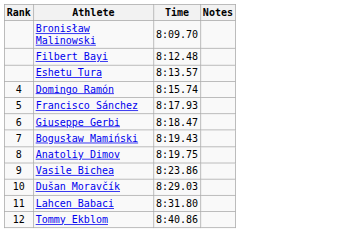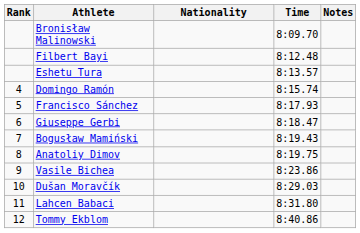+ column: (214, 13)
